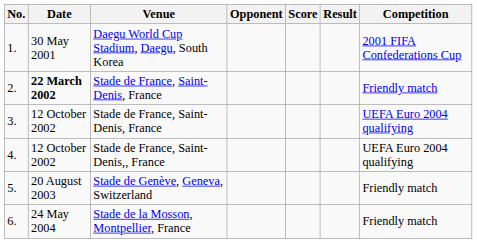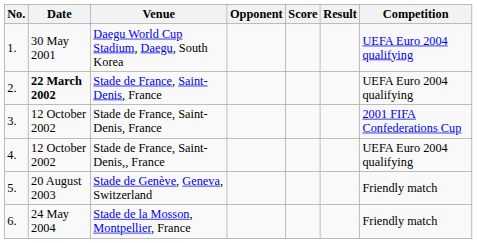(412, 47) 2001 FIFA Confederations Cup -> (405, 47) UEFA Euro 2004 qualifying
(400, 87) Friendly match -> (405, 87) UEFA Euro 2004 qualifying
(405, 121) UEFA Euro 2004 qualifying -> (412, 121) 2001 FIFA Confederations Cup
